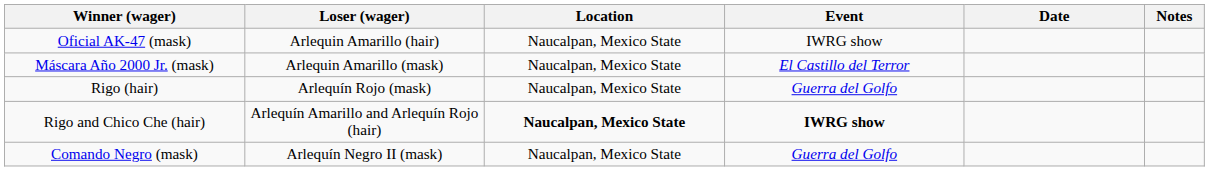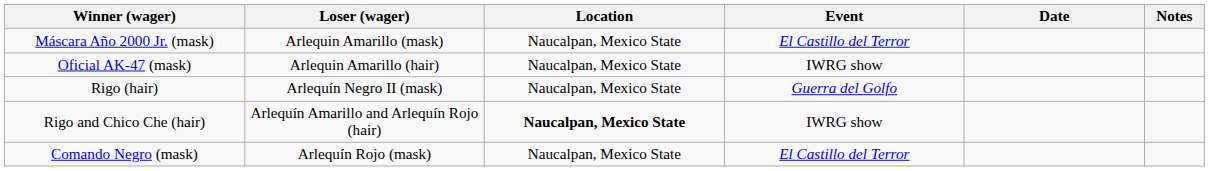rows swapped: (124, 64) <-> (124, 40)
(364, 88) Arlequín Rojo (mask) -> (364, 88) Arlequín Negro II (mask)
(844, 121) bold -> (844, 121) normal
(364, 154) Arlequín Negro II (mask) -> (364, 154) Arlequín Rojo (mask)
(844, 154) Guerra del Golfo -> (844, 154) El Castillo del Terror
